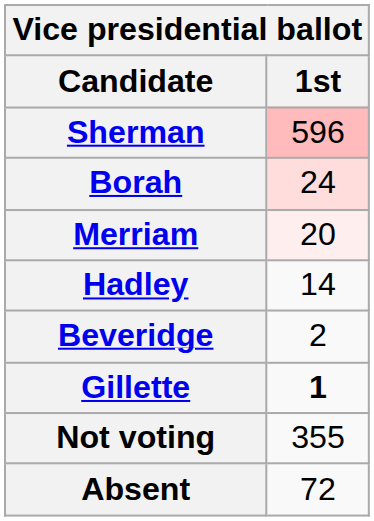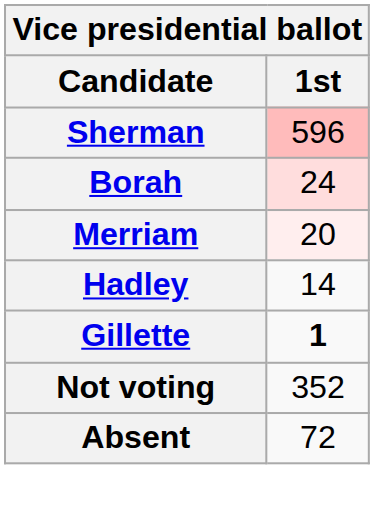- row: (136, 336)
(318, 438) 355 -> (318, 387) 352
